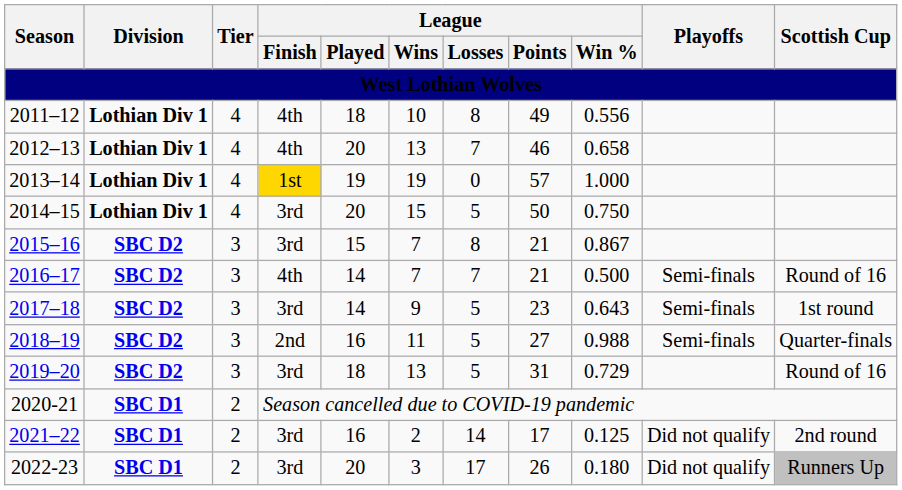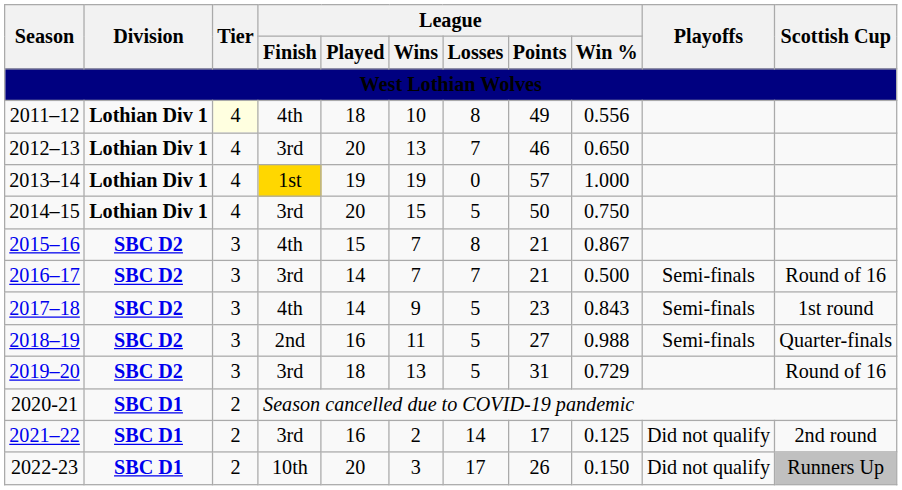(235, 116) no background -> (235, 116) lightyellow background
(290, 148) 4th -> (290, 148) 3rd
(607, 148) 0.658 -> (607, 148) 0.650
(290, 244) 3rd -> (290, 244) 4th
(290, 276) 4th -> (290, 276) 3rd
(290, 308) 3rd -> (290, 308) 4th
(607, 308) 0.643 -> (607, 308) 0.843
(290, 468) 3rd -> (290, 468) 10th
(607, 468) 0.180 -> (607, 468) 0.150
